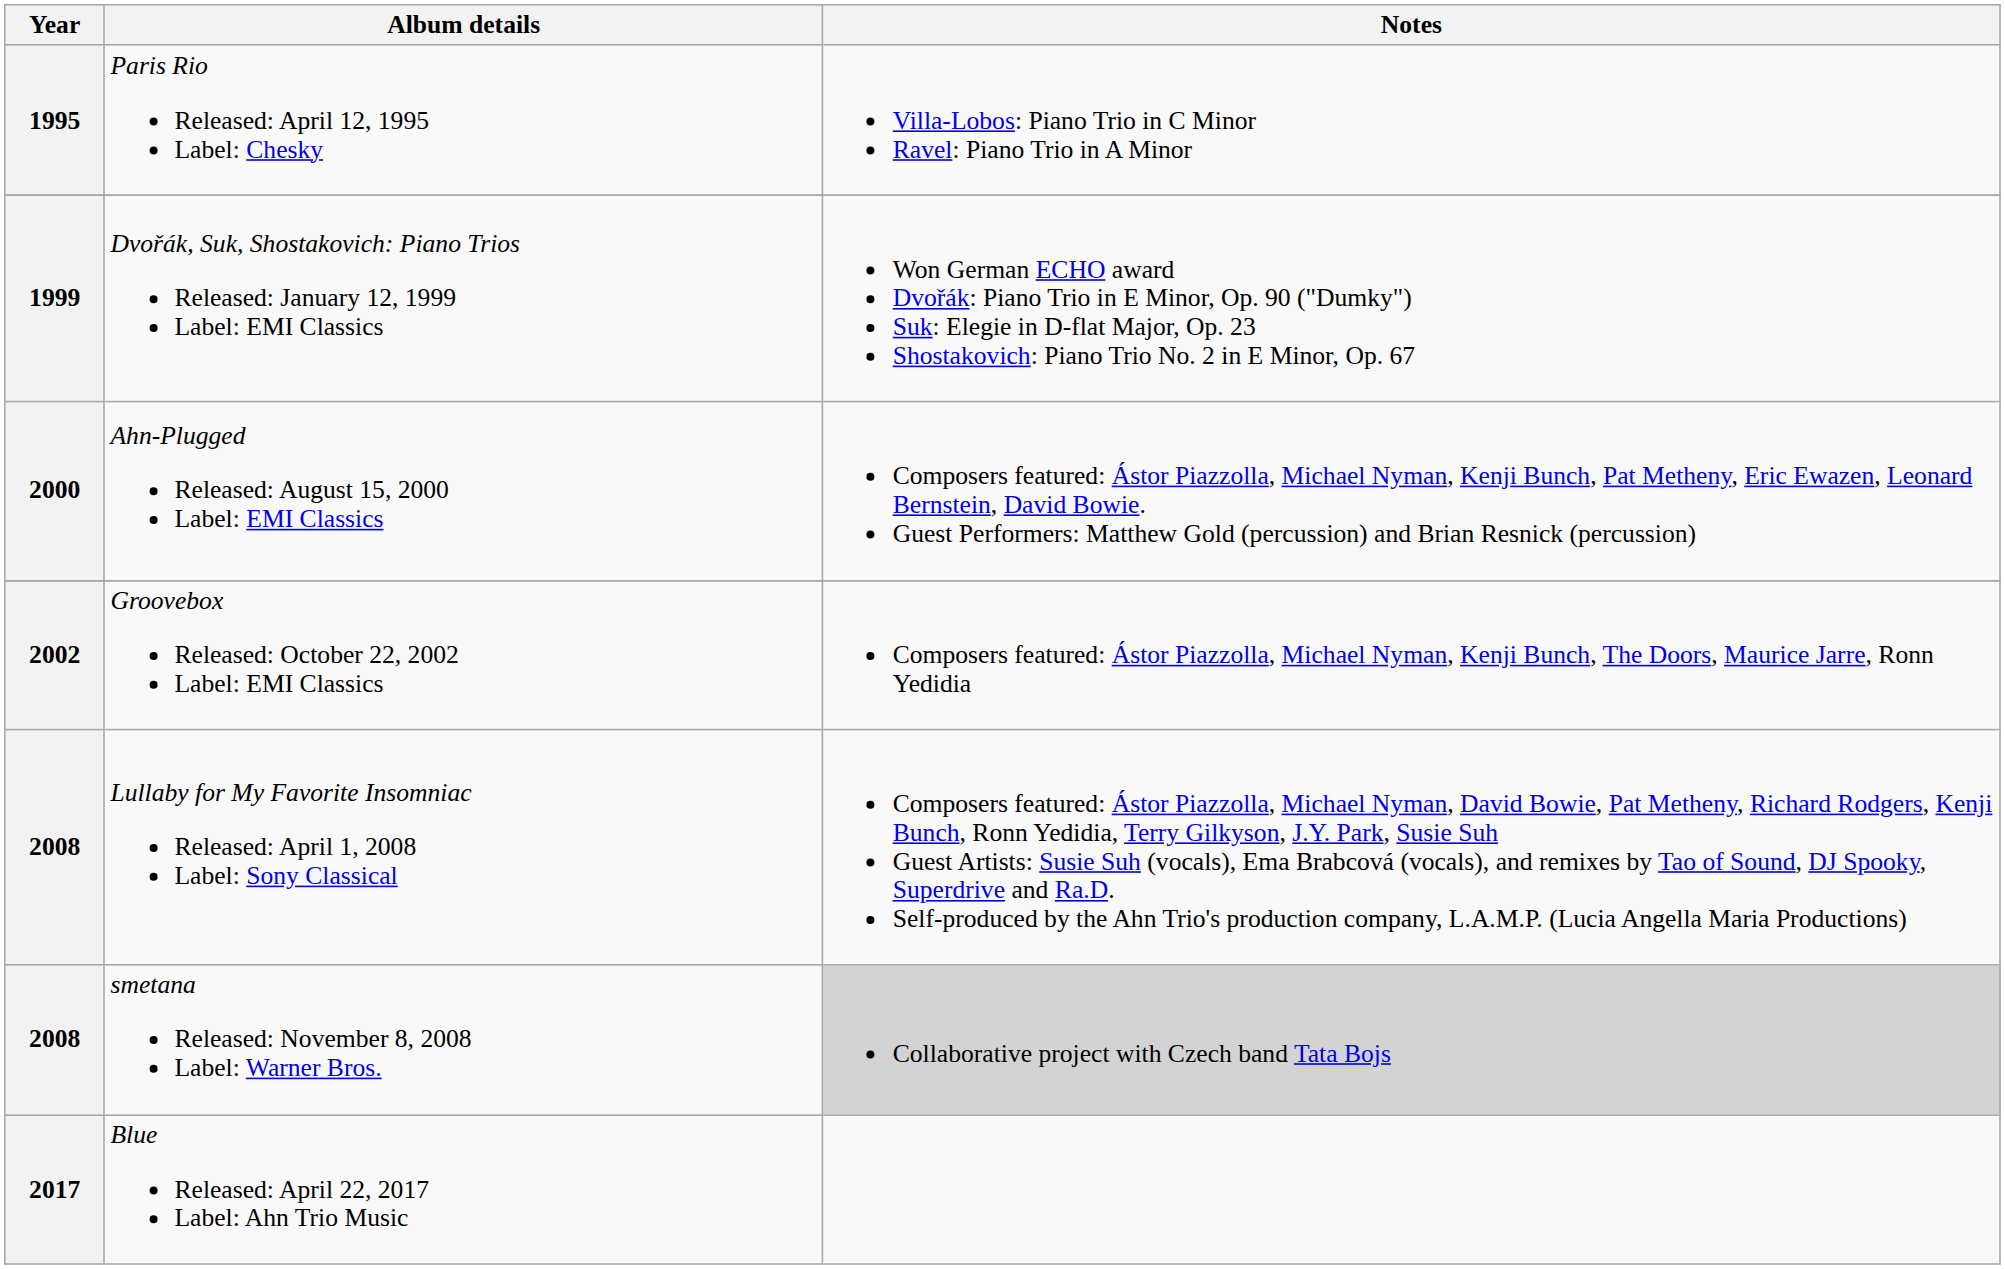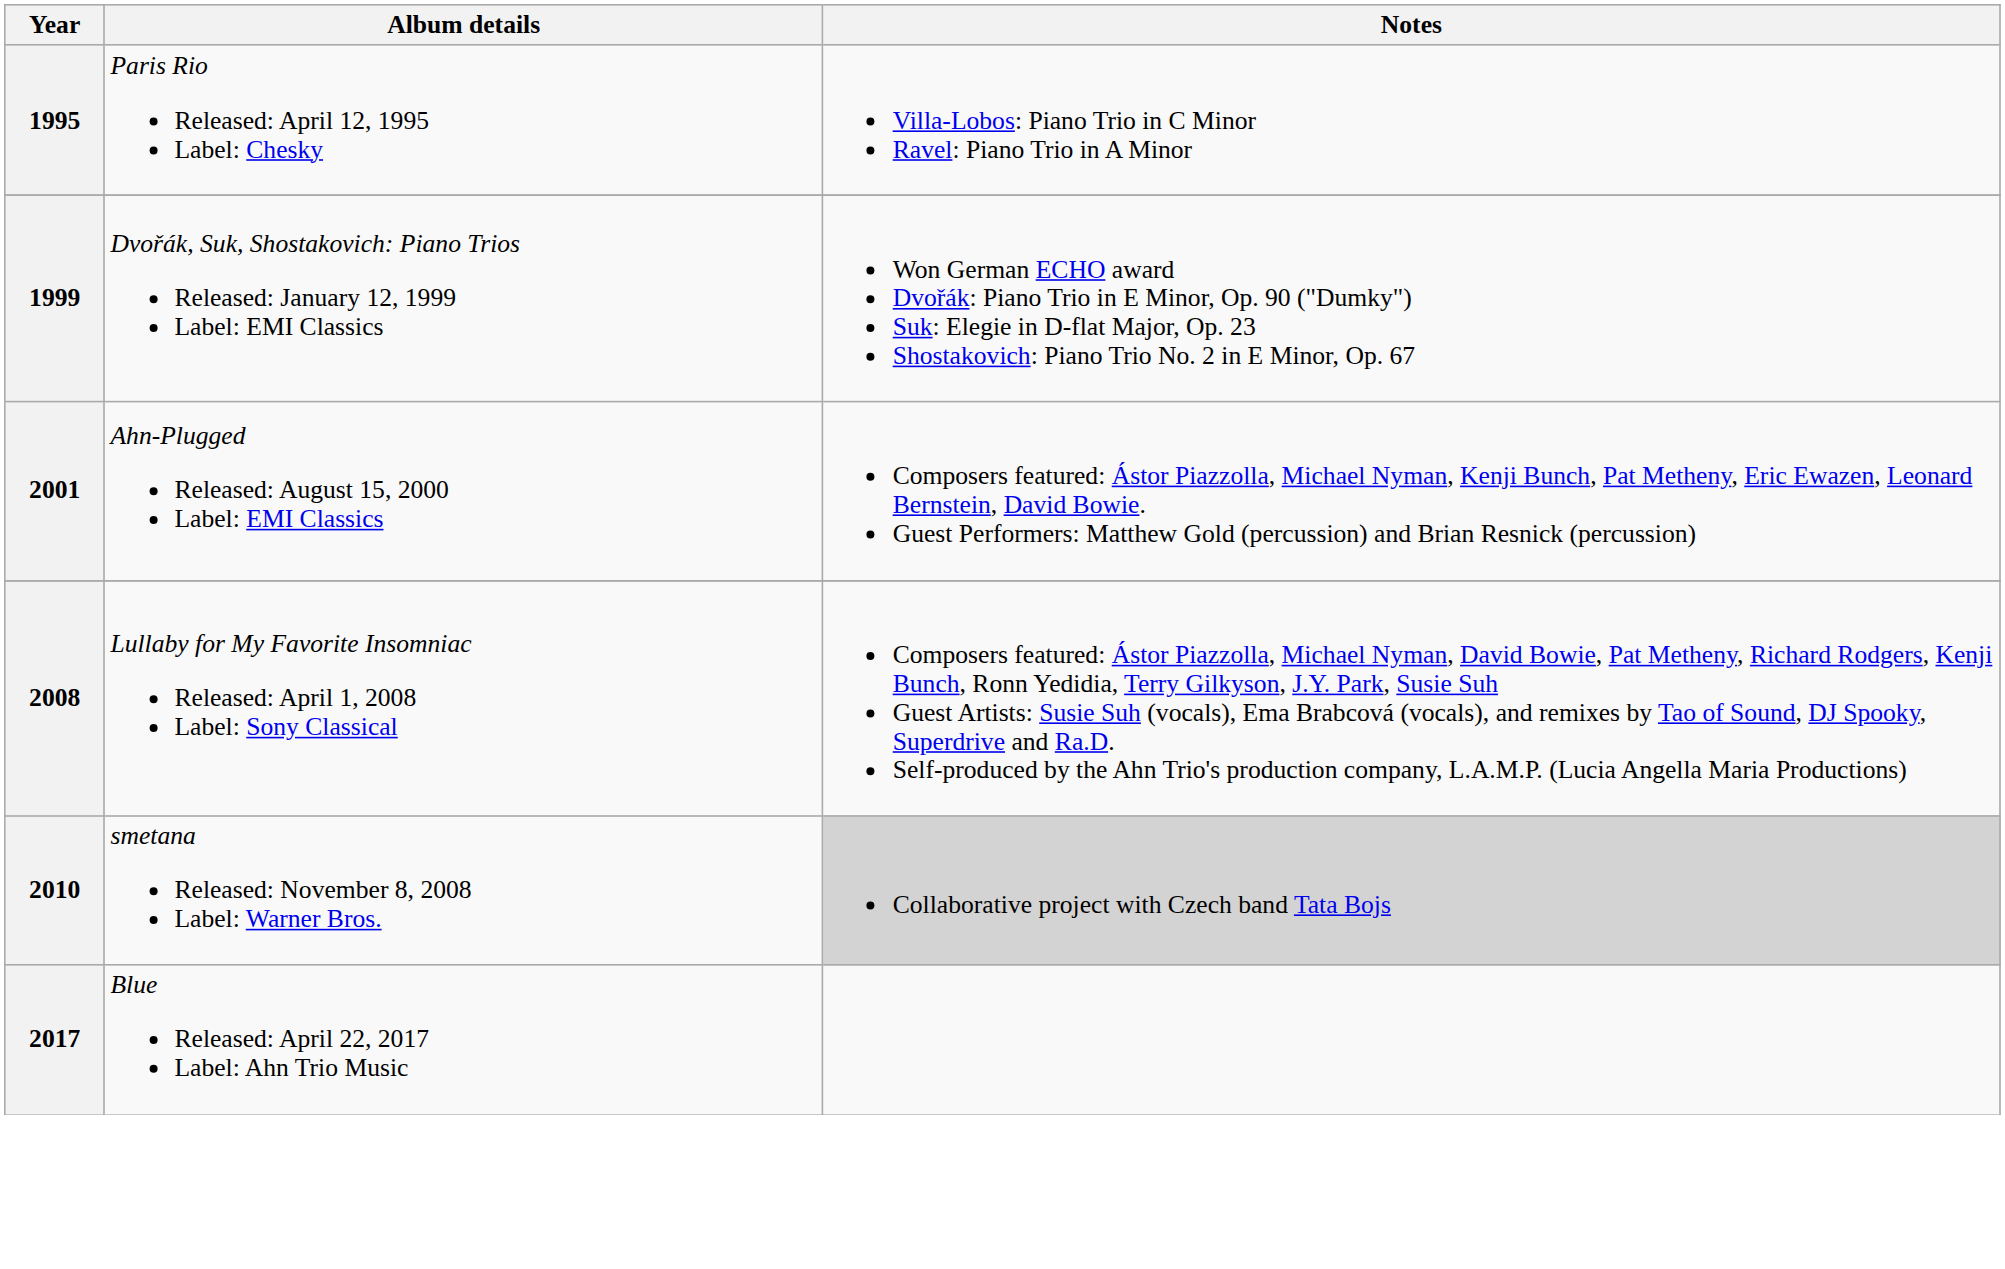(55, 490) 2000 -> (55, 490) 2001
- row: (464, 642)
(55, 1039) 2008 -> (55, 890) 2010
